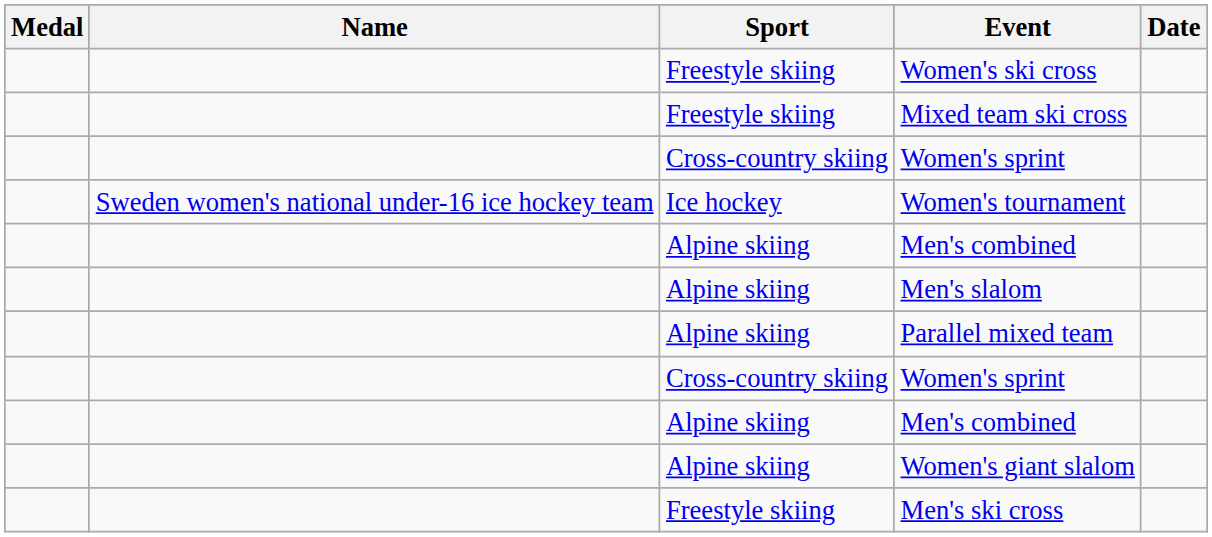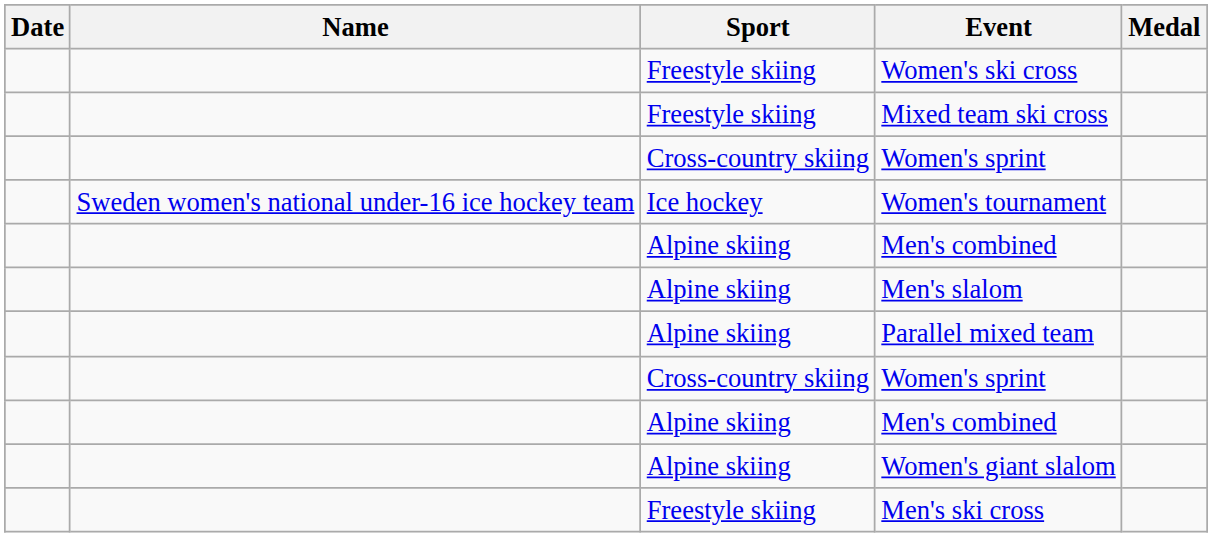columns swapped: (47, 26) <-> (1174, 26)
